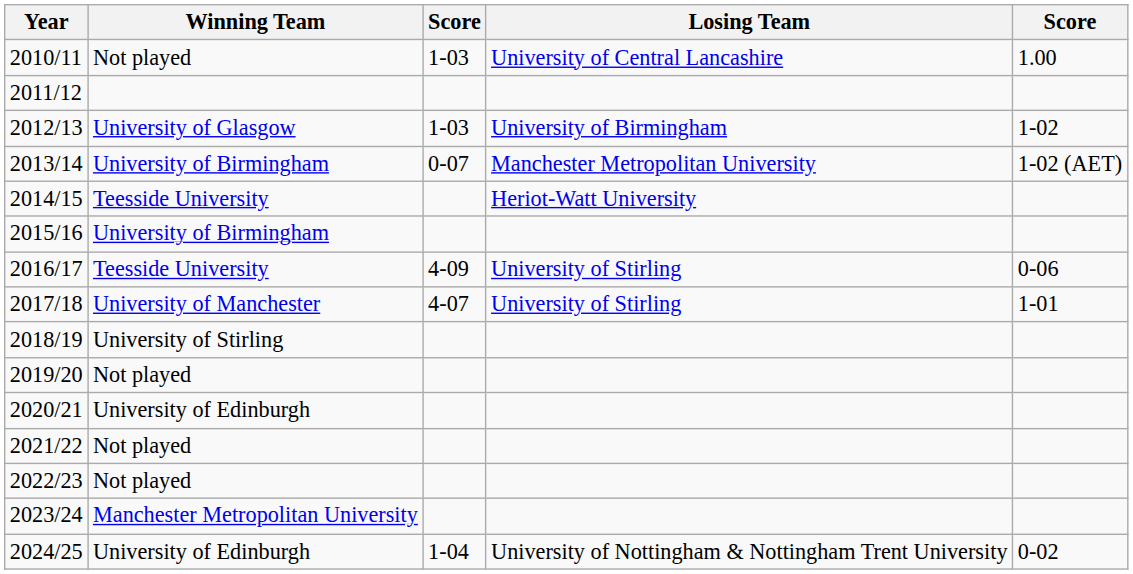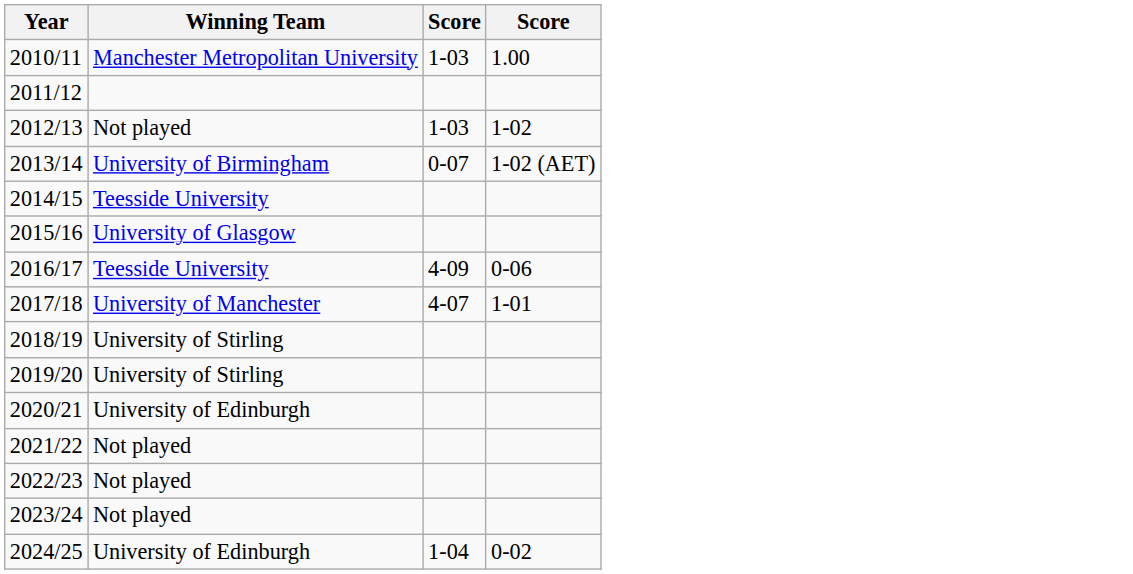- column: (749, 22)
(142, 57) Not played -> (255, 57) Manchester Metropolitan University
(194, 127) University of Glasgow -> (142, 127) Not played
(211, 233) University of Birmingham -> (194, 233) University of Glasgow
(142, 374) Not played -> (188, 374) University of Stirling
(255, 515) Manchester Metropolitan University -> (142, 515) Not played
